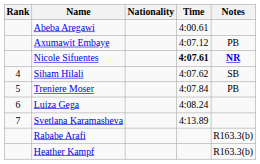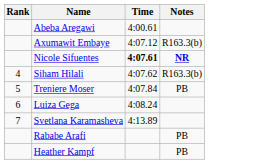- column: (151, 12)
(233, 43) PB -> (182, 43) R163.3(b)
(233, 74) SB -> (182, 74) R163.3(b)
(233, 136) R163.3(b) -> (182, 136) PB
(233, 151) R163.3(b) -> (182, 151) PB
